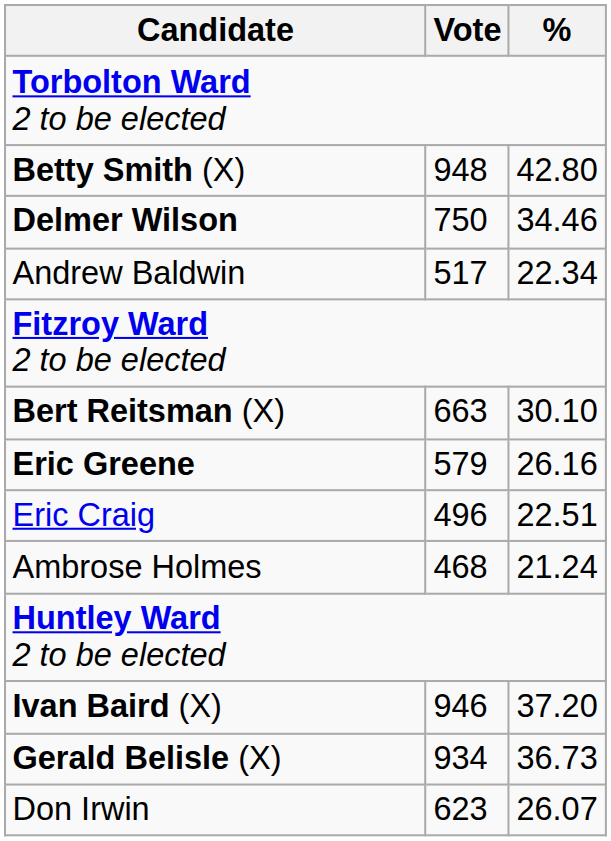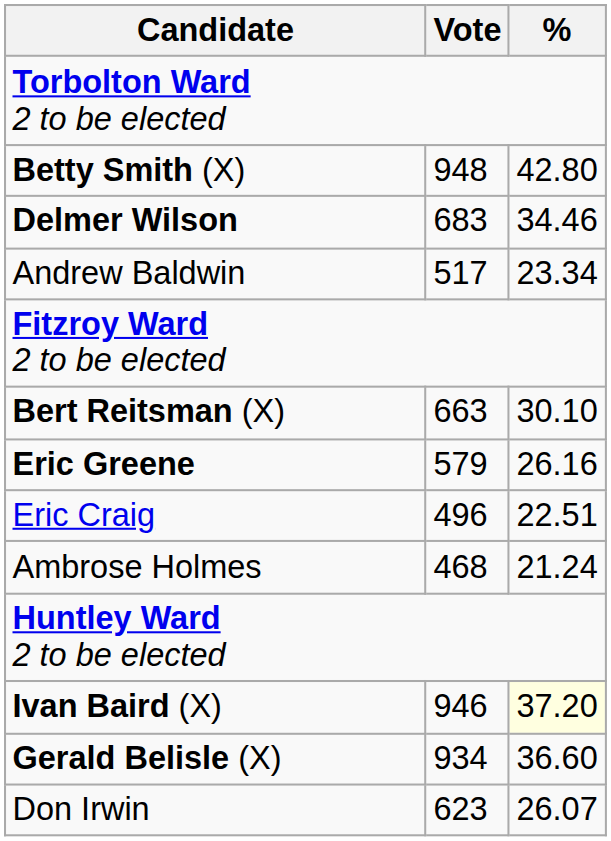(461, 221) 750 -> (461, 221) 683
(557, 272) 22.34 -> (557, 272) 23.34
(557, 706) no background -> (557, 706) lightyellow background
(557, 758) 36.73 -> (557, 758) 36.60
